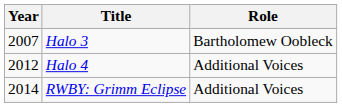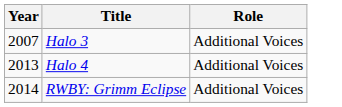(263, 41) Bartholomew Oobleck -> (248, 41) Additional Voices
(23, 65) 2012 -> (23, 65) 2013
